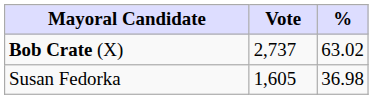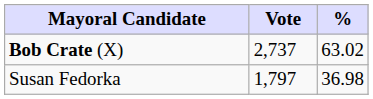(275, 79) 1,605 -> (275, 79) 1,797
